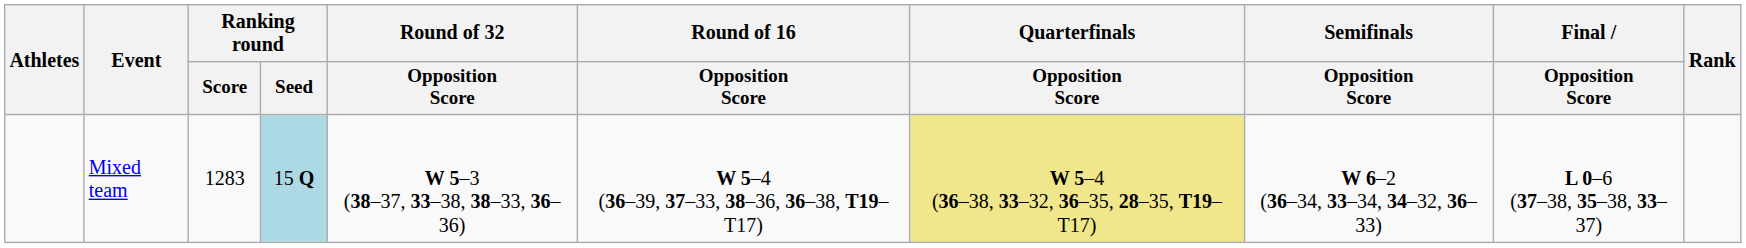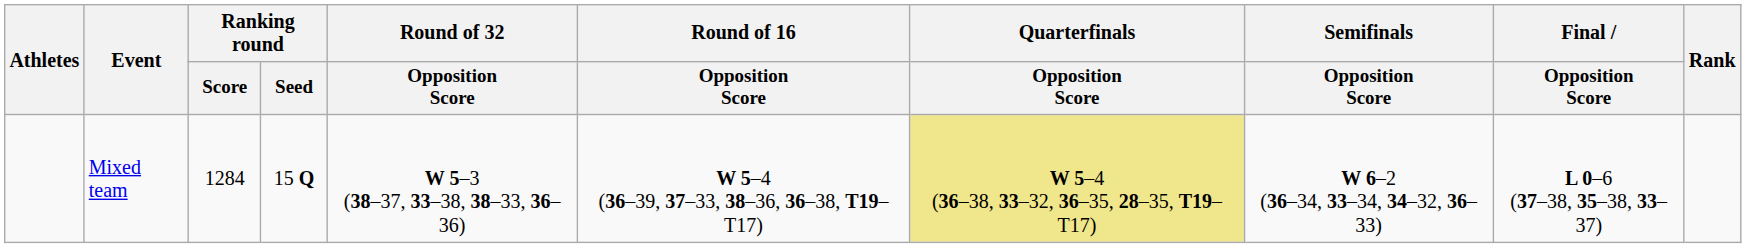(225, 178) 1283 -> (225, 178) 1284
(294, 178) lightblue background -> (294, 178) no background
